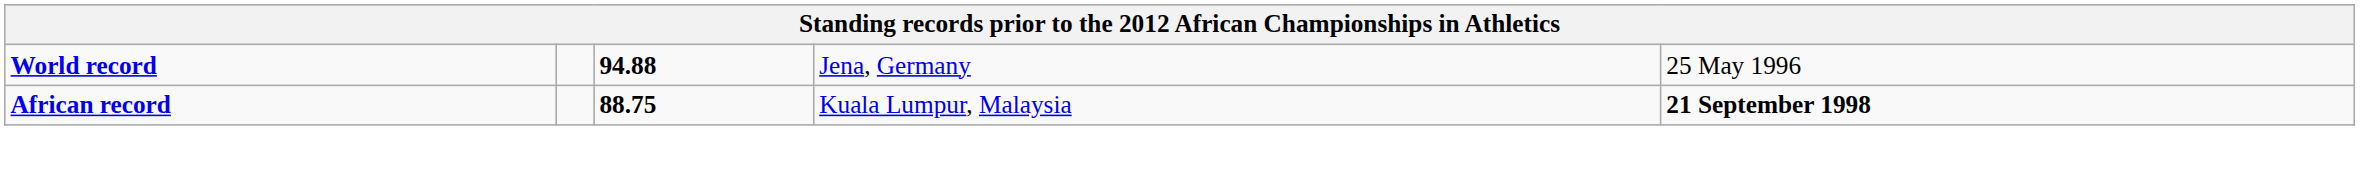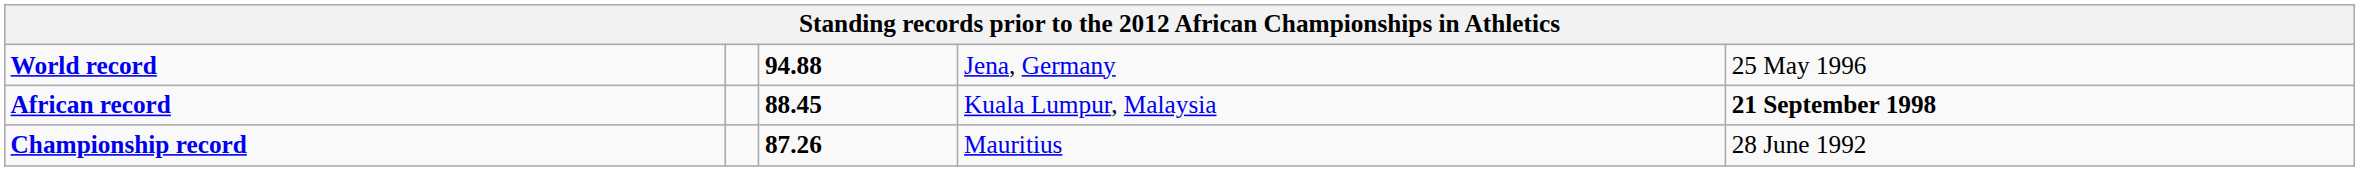(628, 104) 88.75 -> (793, 104) 88.45
+ row: (129, 144)
